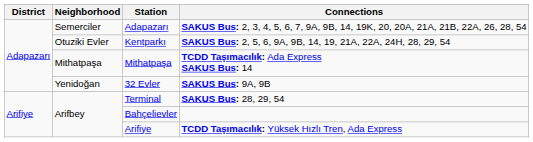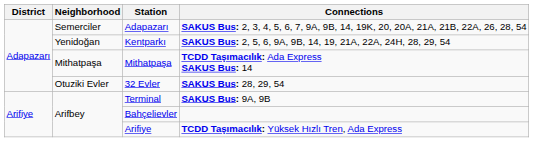(82, 42) Otuziki Evler -> (77, 42) Yenidoğan
(77, 83) Yenidoğan -> (82, 83) Otuziki Evler
(226, 83) SAKUS Bus: 9A, 9B -> (233, 83) SAKUS Bus: 28, 29, 54
(233, 99) SAKUS Bus: 28, 29, 54 -> (226, 99) SAKUS Bus: 9A, 9B
